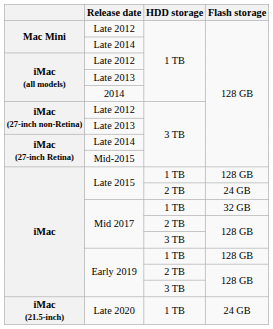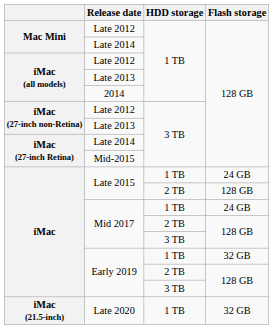(237, 175) 128 GB -> (237, 175) 24 GB
(237, 191) 24 GB -> (237, 191) 128 GB
(237, 207) 32 GB -> (237, 207) 24 GB
(237, 256) 128 GB -> (237, 256) 32 GB
(237, 310) 24 GB -> (237, 310) 32 GB
